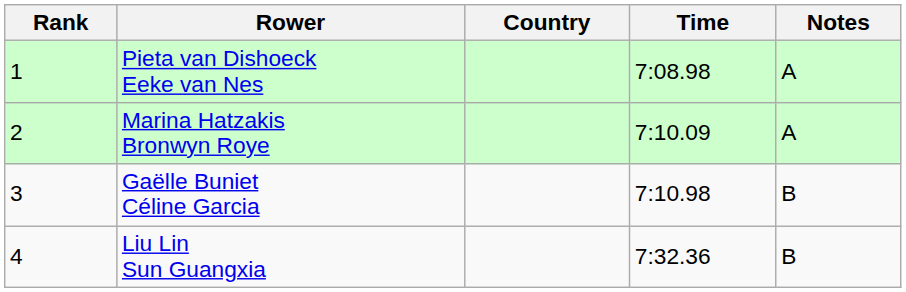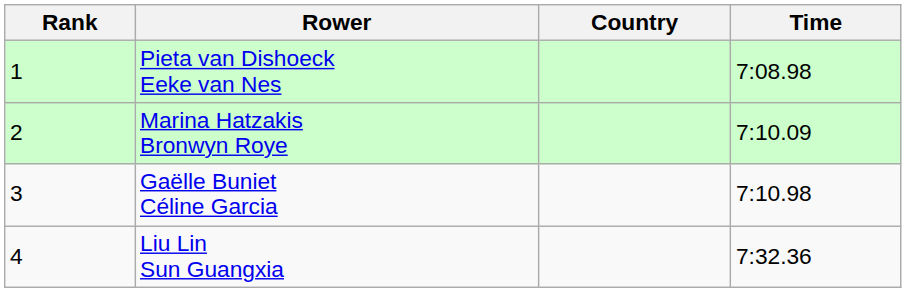- column: (838, 22)
